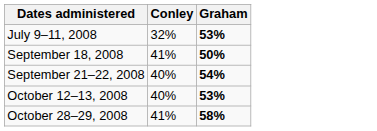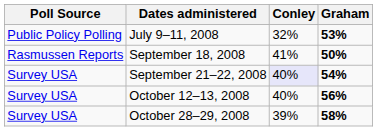+ column: (65, 14)
(163, 75) no background -> (285, 75) lavender background
(212, 95) 53% -> (334, 95) 56%
(163, 116) 41% -> (285, 116) 39%
